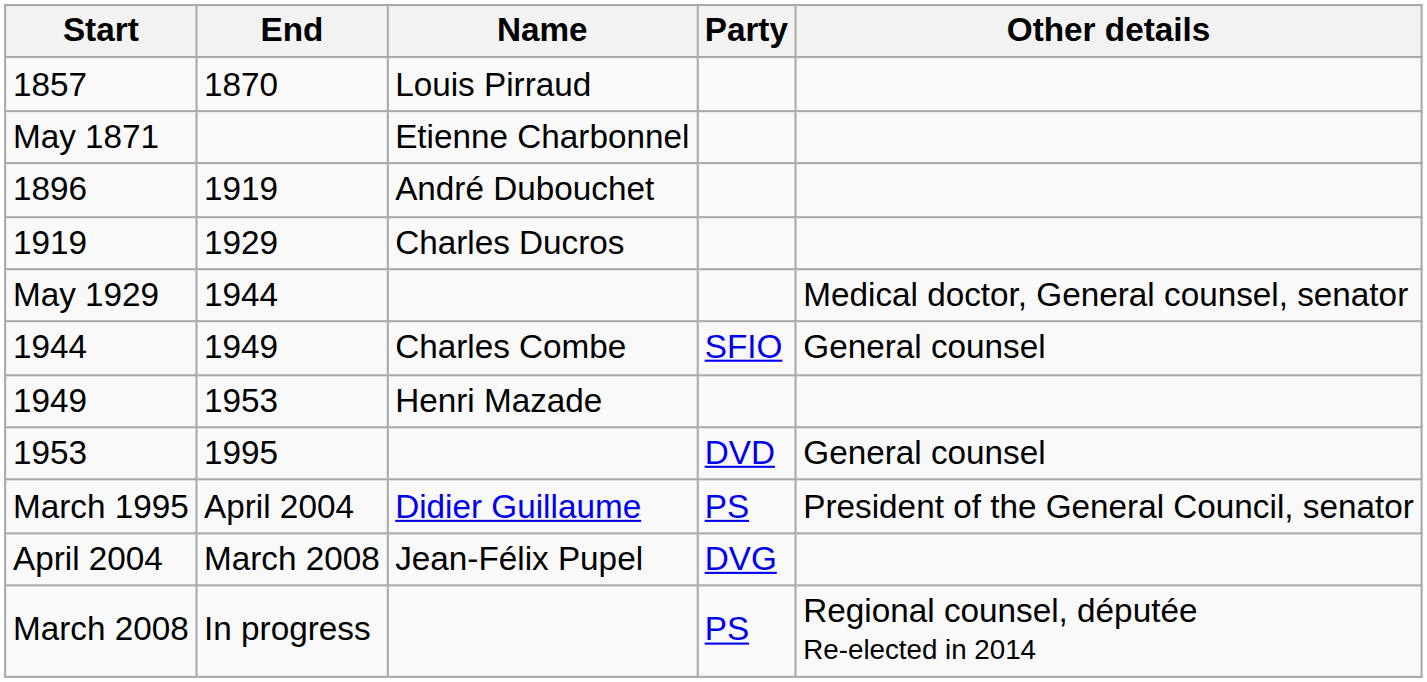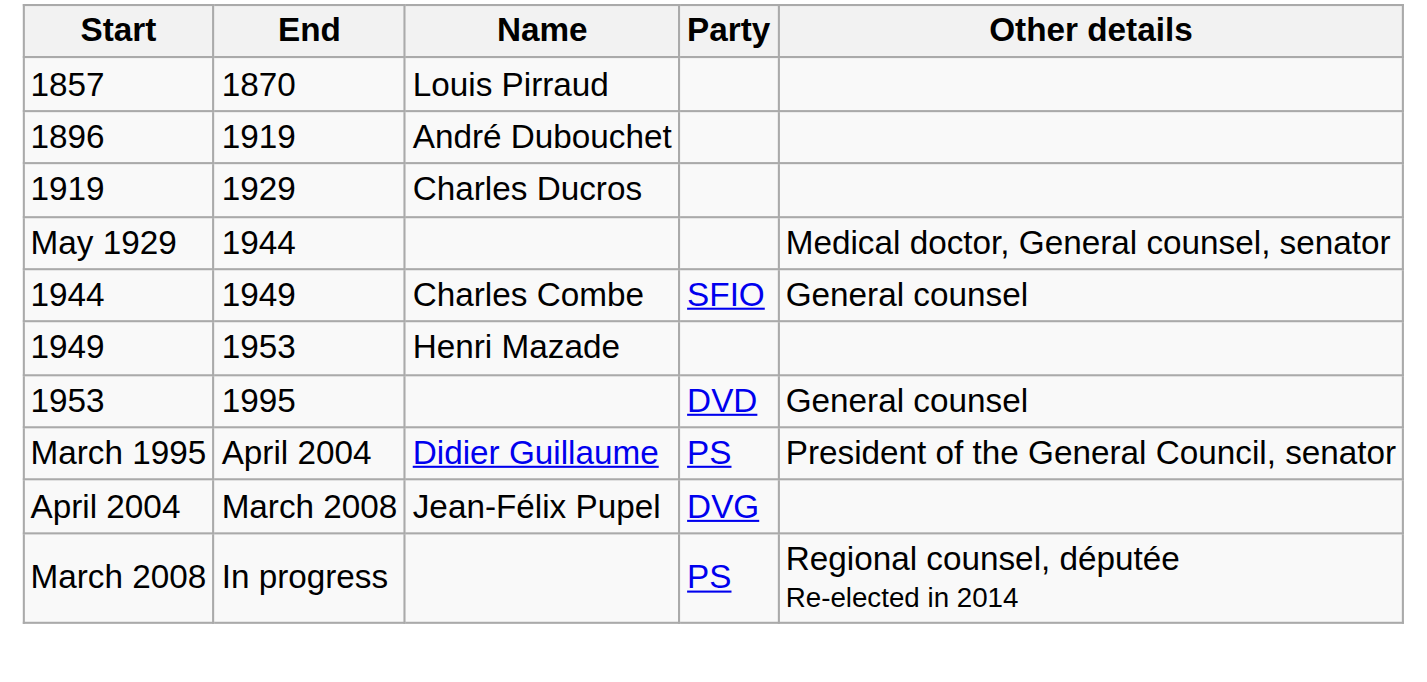- row: (86, 136)
